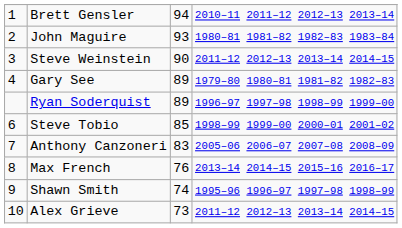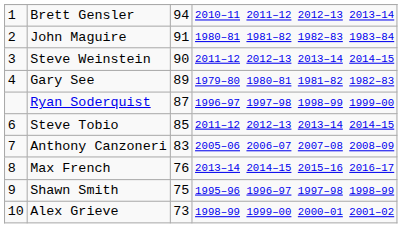(181, 37) 93 -> (181, 37) 91
(181, 103) 89 -> (181, 103) 87
(295, 125) 1998–99 1999–00 2000–01 2001–02 -> (295, 125) 2011–12 2012–13 2013–14 2014–15
(181, 190) 74 -> (181, 190) 75
(295, 212) 2011–12 2012–13 2013–14 2014–15 -> (295, 212) 1998–99 1999–00 2000–01 2001–02
